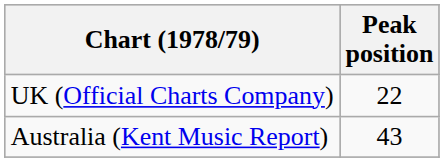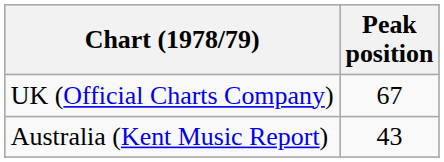(389, 95) 22 -> (389, 95) 67
